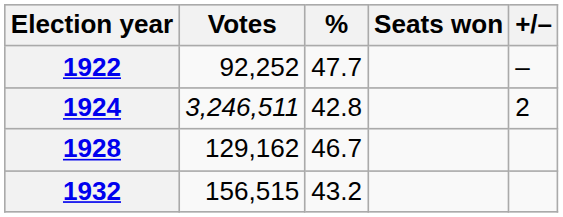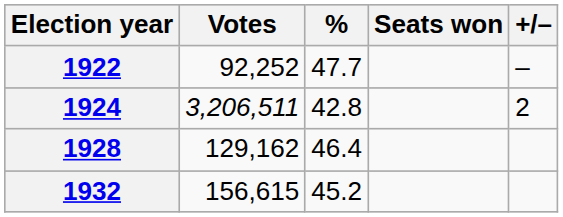(242, 107) 3,246,511 -> (242, 107) 3,206,511
(337, 149) 46.7 -> (337, 149) 46.4
(252, 190) 156,515 -> (252, 190) 156,615
(337, 190) 43.2 -> (337, 190) 45.2
